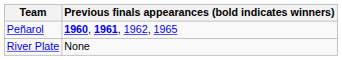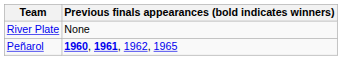rows swapped: (25, 30) <-> (33, 47)
